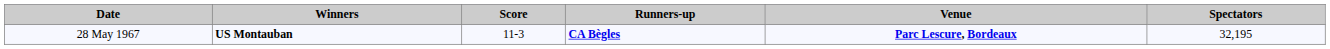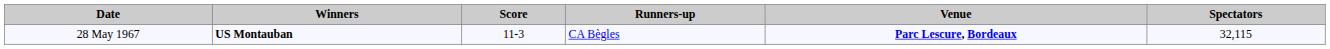(594, 34) bold -> (594, 34) normal
(1236, 34) 32,195 -> (1236, 34) 32,115
